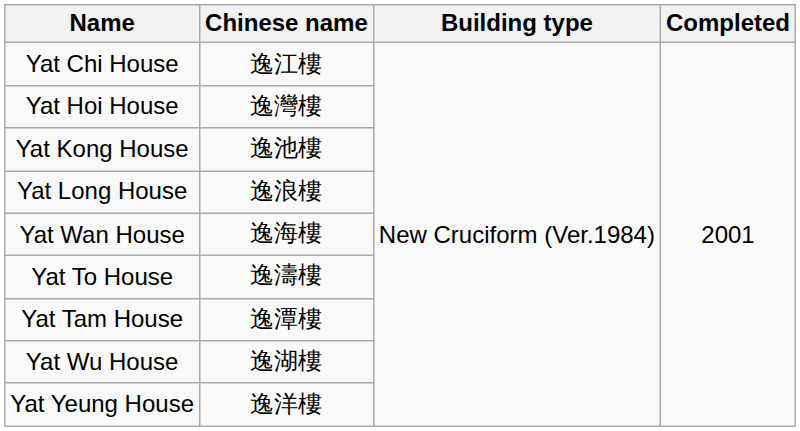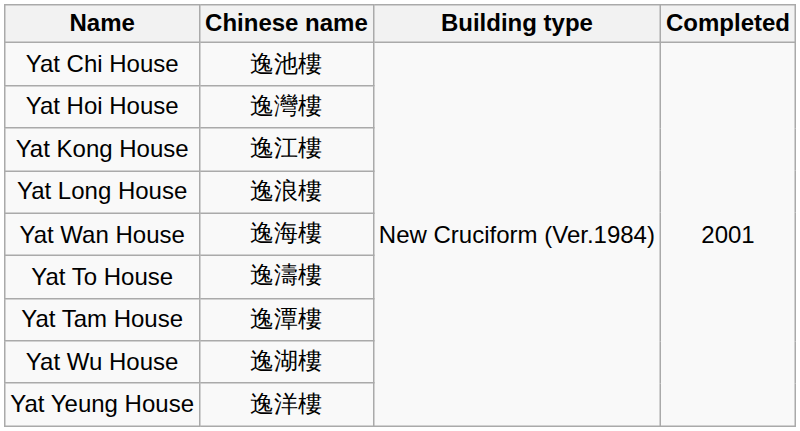(286, 63) 逸江樓 -> (286, 63) 逸池樓
(286, 148) 逸池樓 -> (286, 148) 逸江樓
